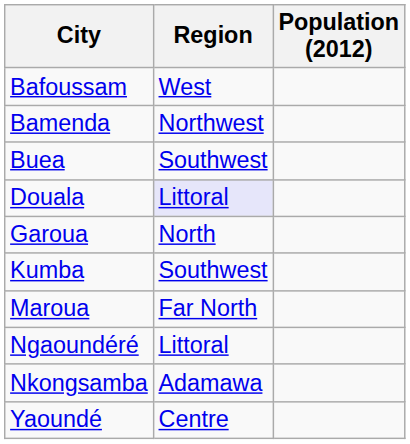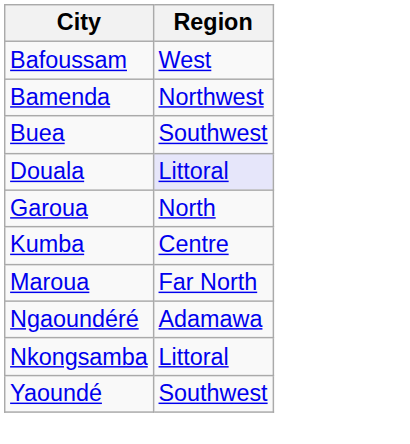- column: (339, 36)
(213, 271) Southwest -> (194, 245) Centre
(194, 345) Littoral -> (210, 319) Adamawa
(210, 382) Adamawa -> (194, 356) Littoral
(194, 419) Centre -> (213, 393) Southwest
